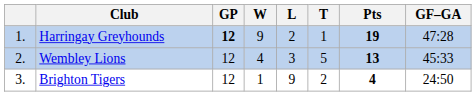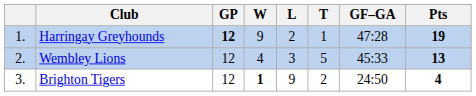columns swapped: (438, 15) <-> (372, 15)
(260, 79) normal -> (260, 79) bold
